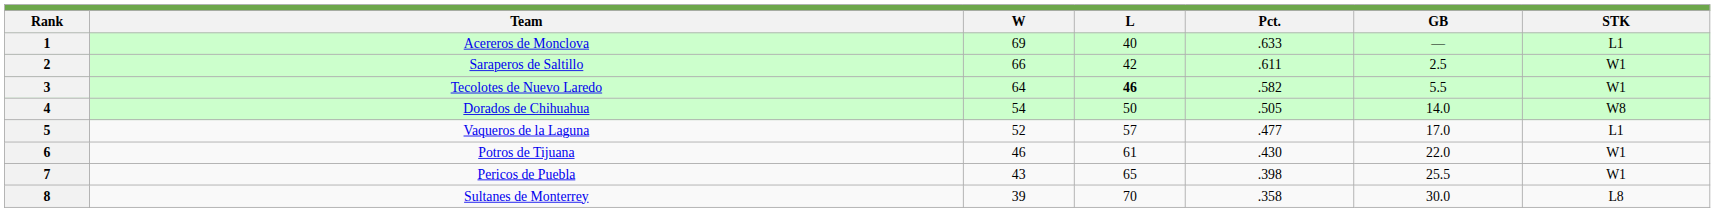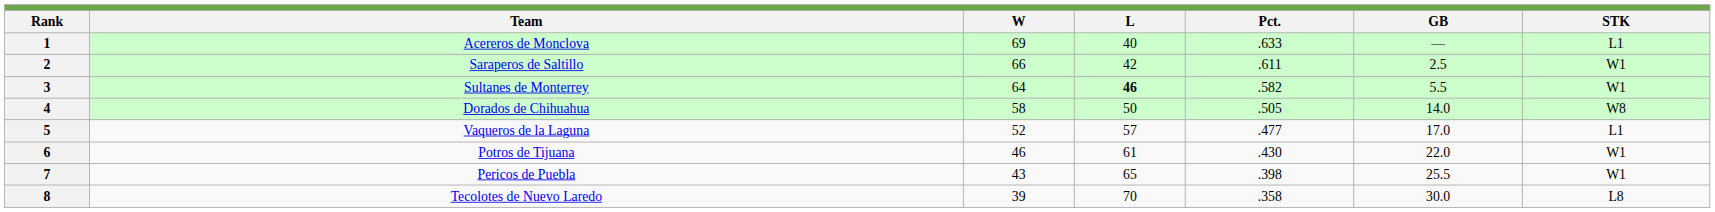(526, 87) Tecolotes de Nuevo Laredo -> (526, 87) Sultanes de Monterrey
(1019, 109) 54 -> (1019, 109) 58
(526, 196) Sultanes de Monterrey -> (526, 196) Tecolotes de Nuevo Laredo
